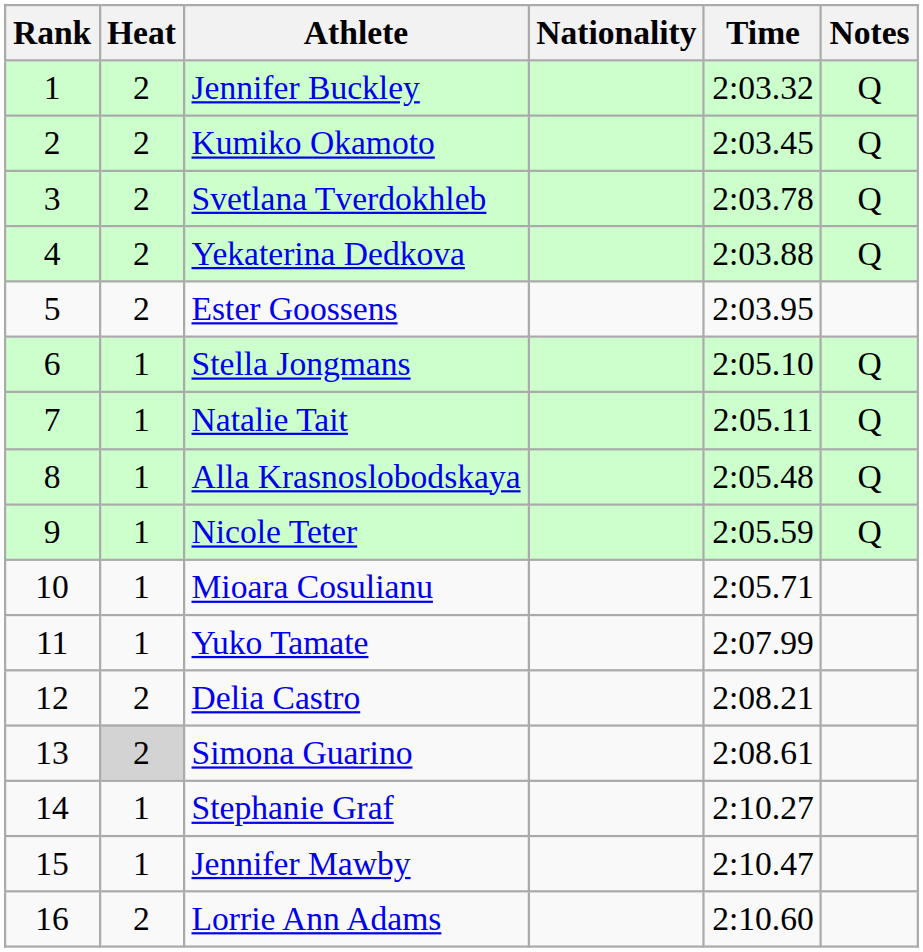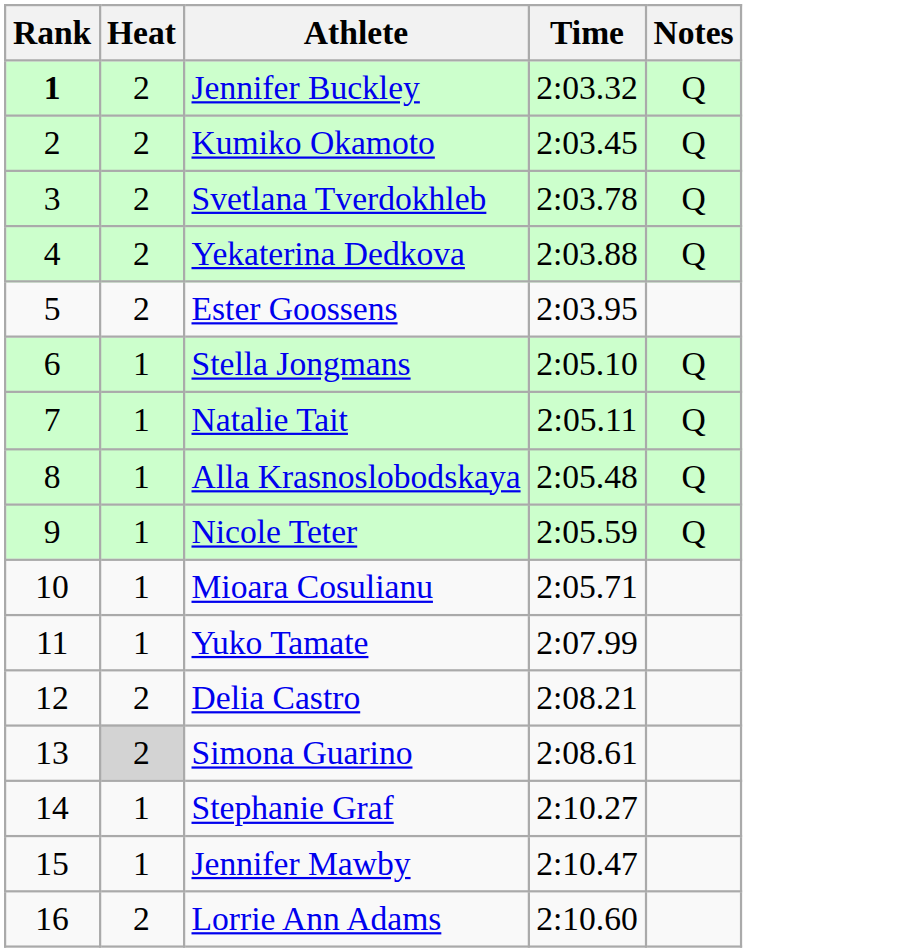- column: (616, 32)
(52, 87) normal -> (52, 87) bold
